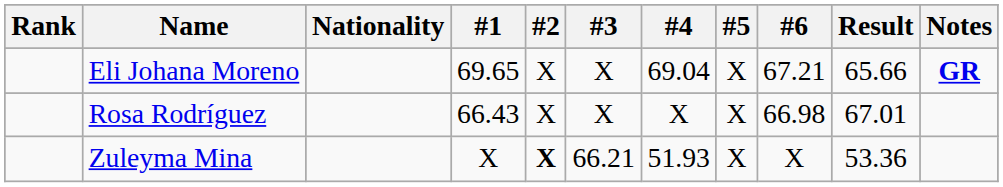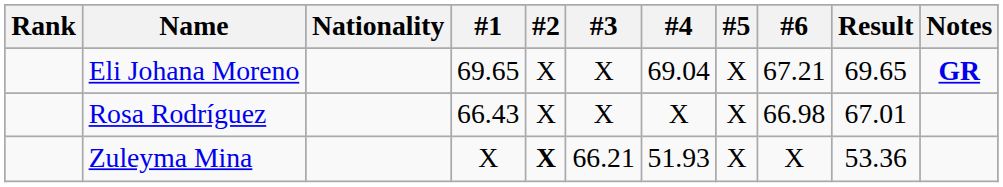(876, 70) 65.66 -> (876, 70) 69.65
